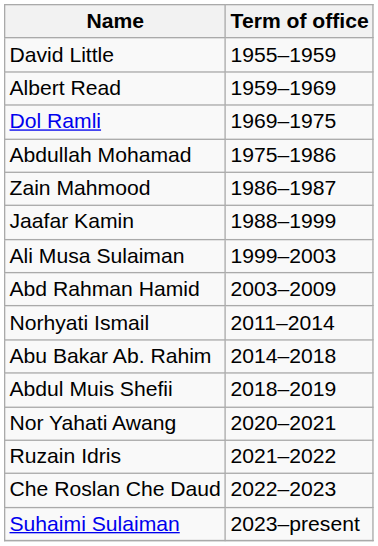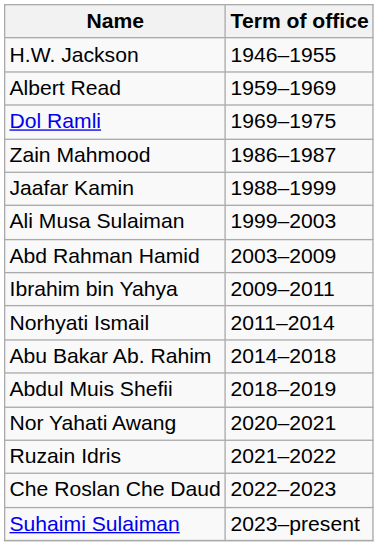+ row: (74, 54)
- row: (62, 54)
- row: (101, 155)
+ row: (94, 289)
